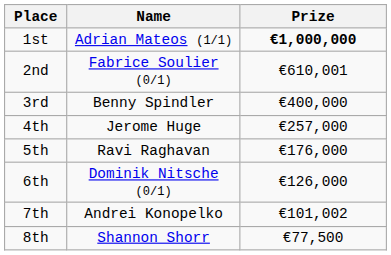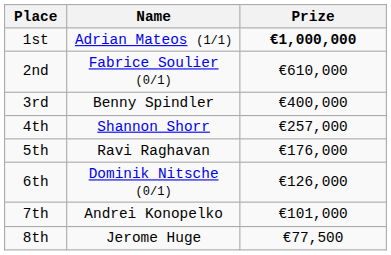(313, 72) €610,001 -> (313, 72) €610,000
(154, 127) Jerome Huge -> (154, 127) Shannon Shorr
(313, 214) €101,002 -> (313, 214) €101,000
(154, 238) Shannon Shorr -> (154, 238) Jerome Huge
